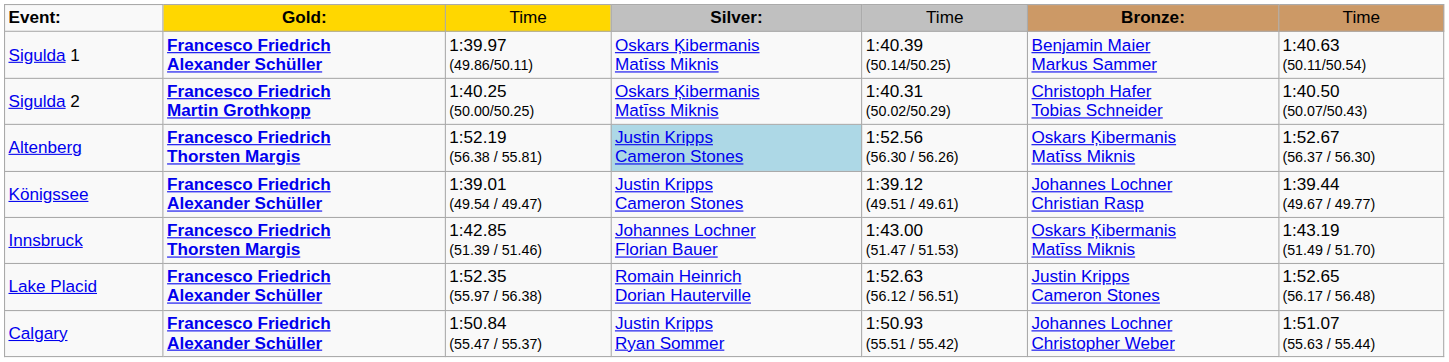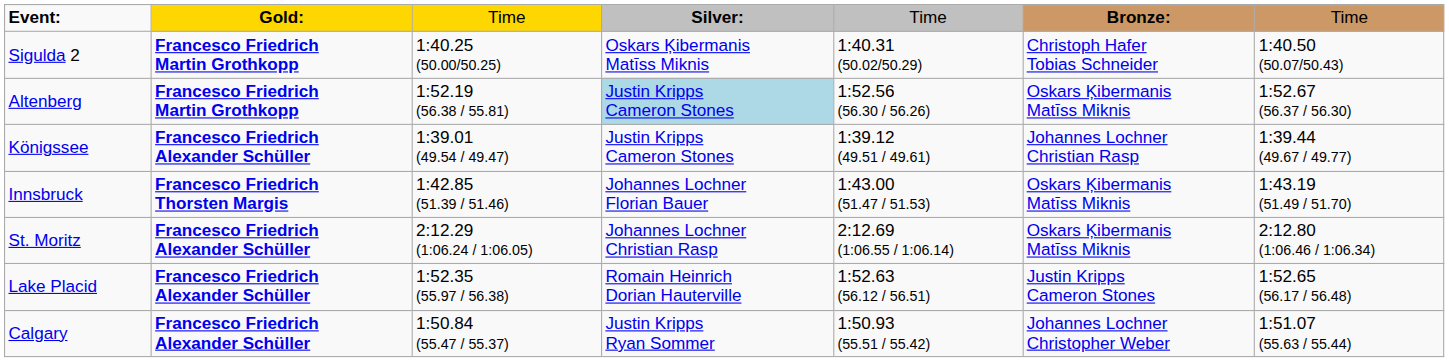- row: (44, 54)
(249, 147) Francesco Friedrich Thorsten Margis -> (237, 101) Francesco Friedrich Martin Grothkopp
+ row: (45, 240)
